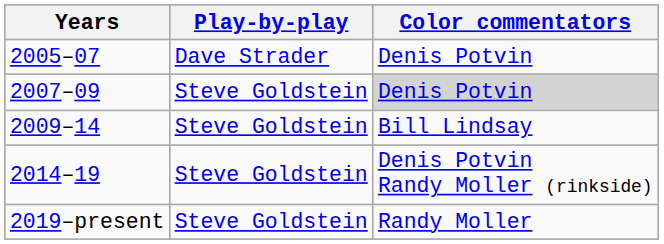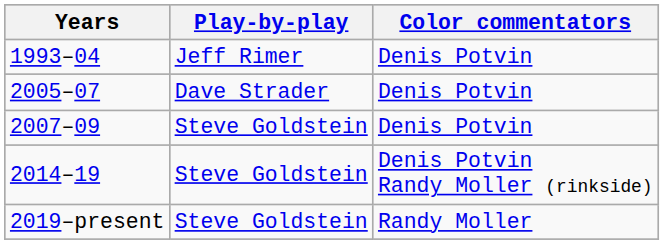+ row: (55, 57)
(455, 92) lightgrey background -> (455, 127) no background
- row: (55, 127)
